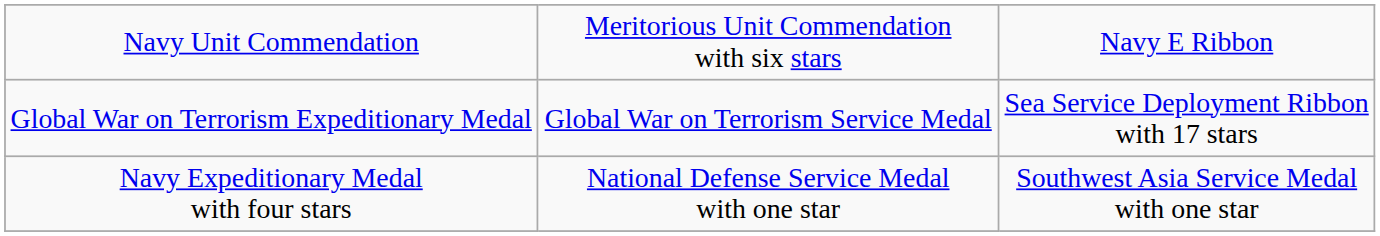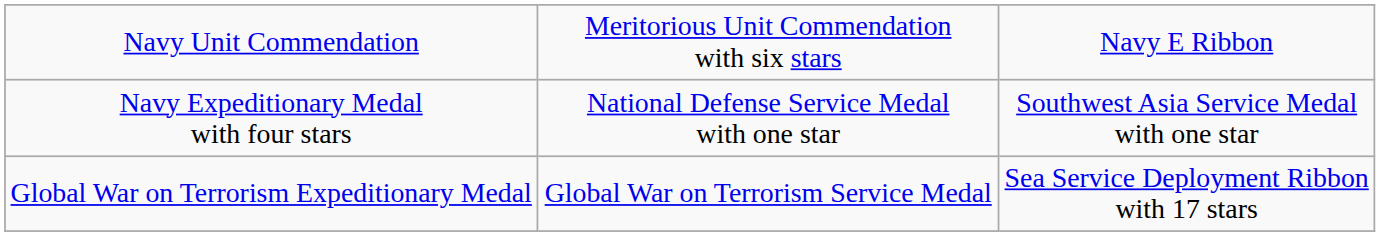rows swapped: (271, 193) <-> (271, 117)
